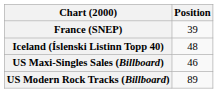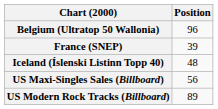+ row: (88, 29)
(193, 63) 46 -> (193, 79) 56
